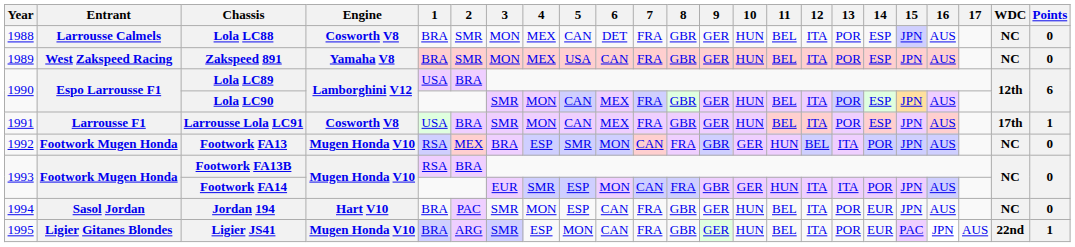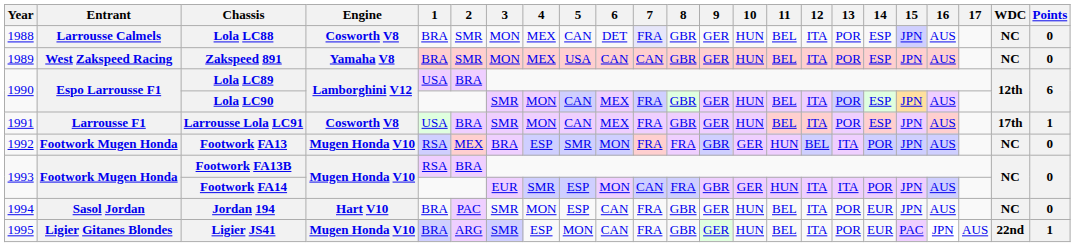(650, 36) no background -> (650, 36) lavender background
(650, 57) FRA -> (650, 57) CAN
(650, 144) CAN -> (650, 144) FRA
